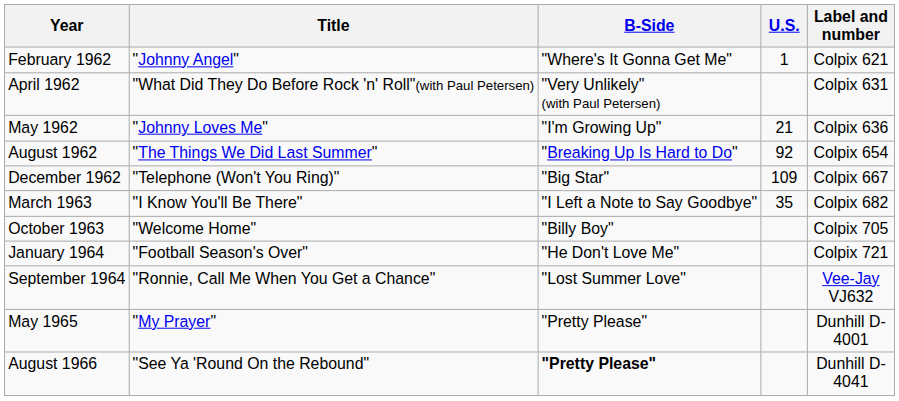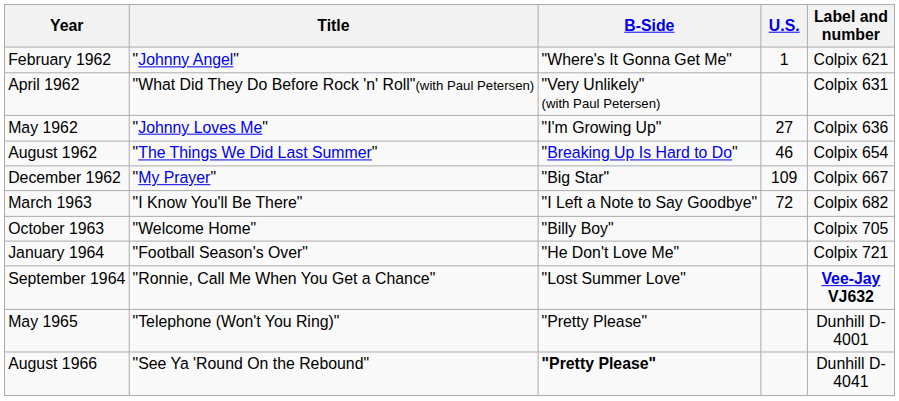(784, 128) 21 -> (784, 128) 27
(784, 153) 92 -> (784, 153) 46
(236, 178) "Telephone (Won't You Ring)" -> (174, 178) "My Prayer"
(784, 203) 35 -> (784, 203) 72
(851, 287) normal -> (851, 287) bold
(174, 321) "My Prayer" -> (236, 321) "Telephone (Won't You Ring)"
